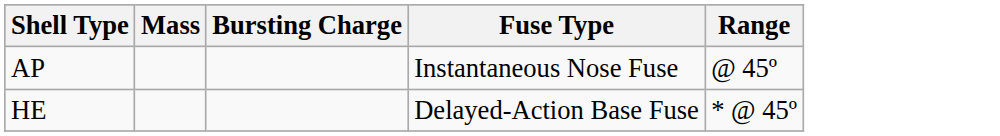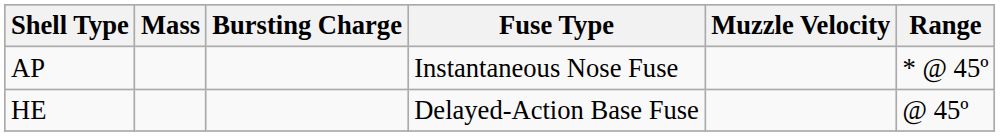+ column: (801, 25)
(744, 67) @ 45º -> (946, 67) * @ 45º
(754, 109) * @ 45º -> (936, 109) @ 45º
